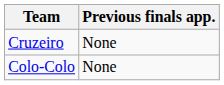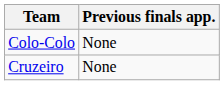rows swapped: (42, 67) <-> (36, 42)
